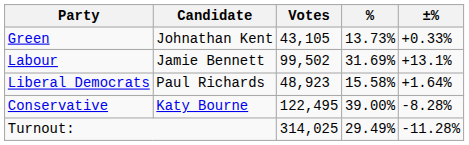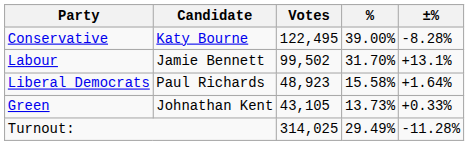rows swapped: (58, 107) <-> (29, 39)
(370, 61) 31.69% -> (370, 61) 31.70%
